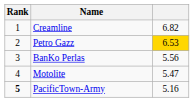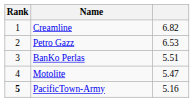(171, 43) gold background -> (171, 43) no background
(171, 58) 5.56 -> (171, 58) 5.51
